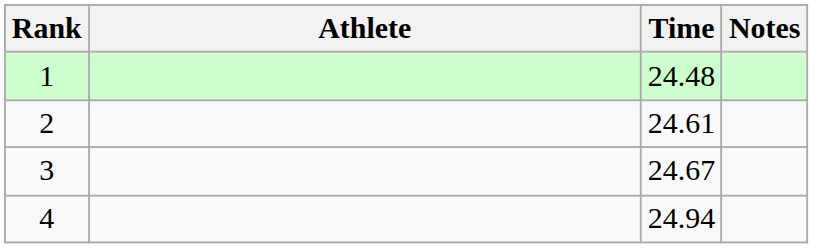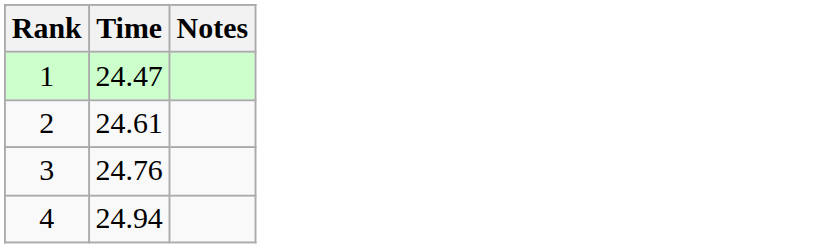- column: (365, 28)
(681, 75) 24.48 -> (129, 75) 24.47
(681, 170) 24.67 -> (129, 170) 24.76
